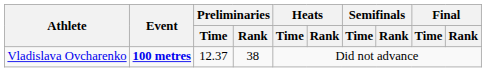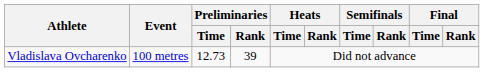(162, 57) bold -> (161, 57) normal
(213, 57) 12.37 -> (211, 57) 12.73
(253, 57) 38 -> (250, 57) 39
